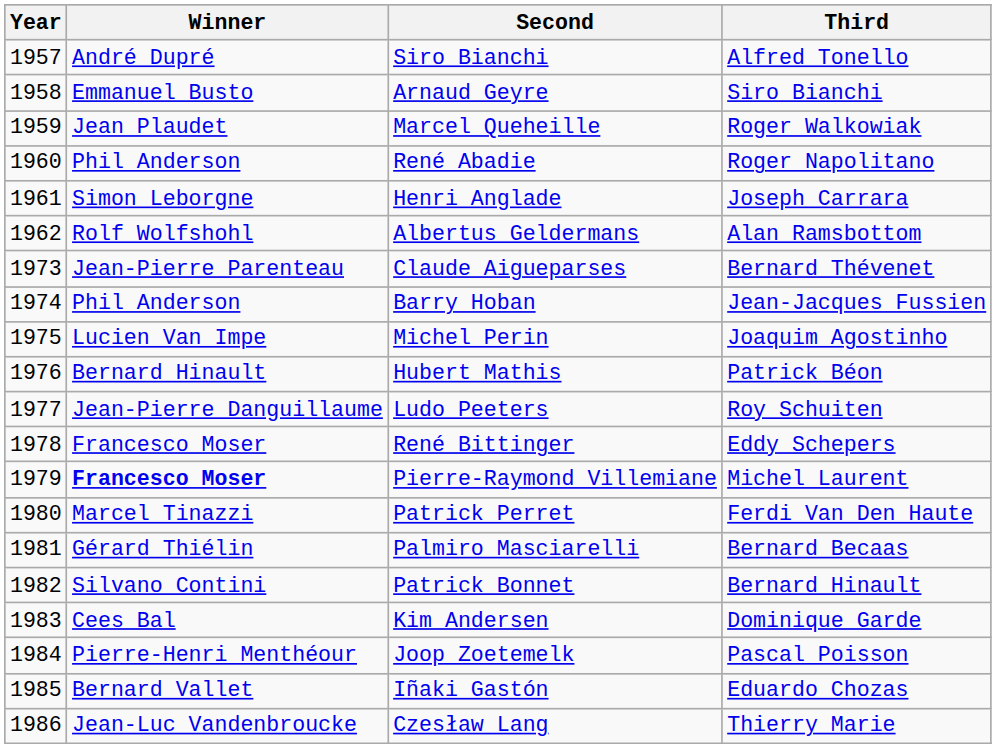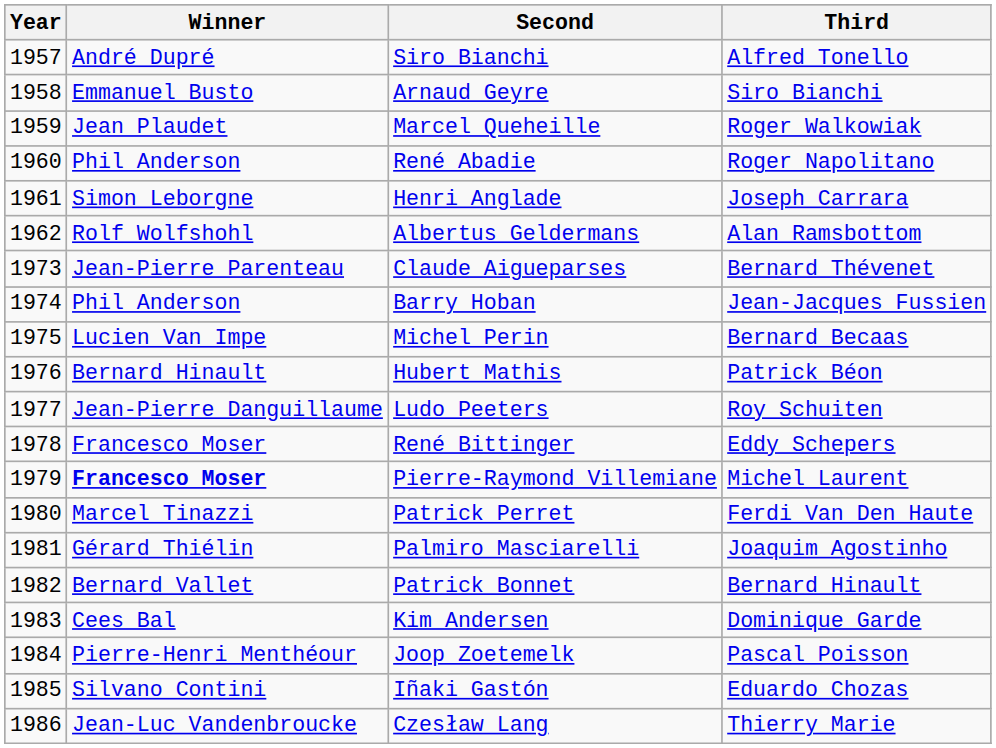(837, 339) Joaquim Agostinho -> (818, 339) Bernard Becaas
(818, 550) Bernard Becaas -> (837, 550) Joaquim Agostinho
(169, 585) Silvano Contini -> (163, 585) Bernard Vallet
(163, 691) Bernard Vallet -> (169, 691) Silvano Contini
